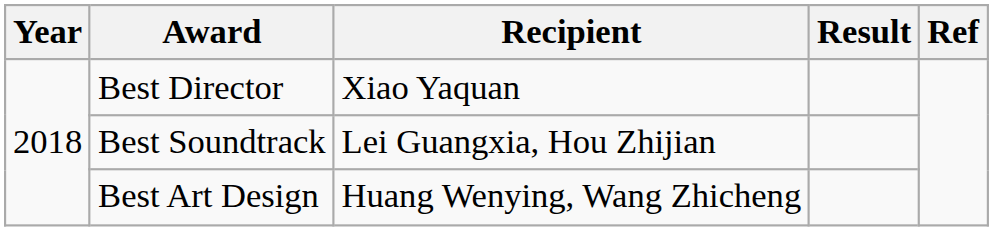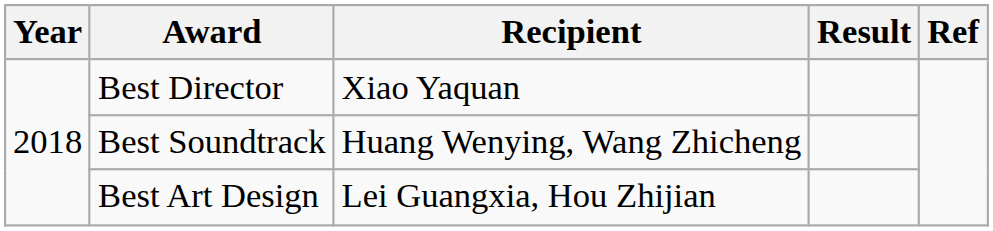(529, 141) Lei Guangxia, Hou Zhijian -> (571, 141) Huang Wenying, Wang Zhicheng
(571, 196) Huang Wenying, Wang Zhicheng -> (529, 196) Lei Guangxia, Hou Zhijian
